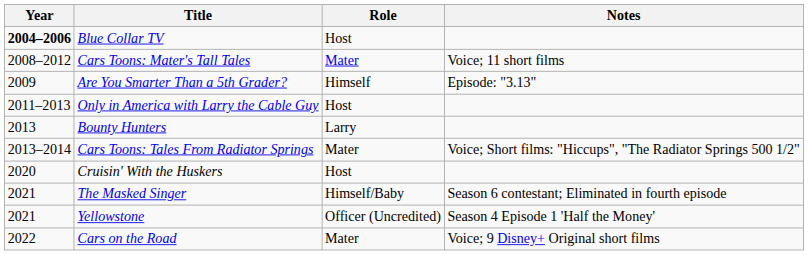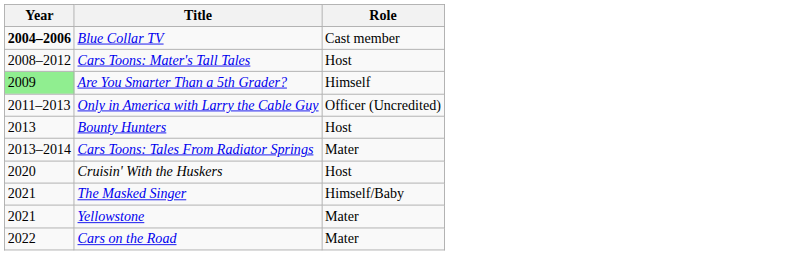- column: (624, 15)
(338, 37) Host -> (362, 37) Cast member
(342, 60) Mater -> (338, 60) Host
(22, 82) no background -> (22, 82) lightgreen background
(338, 104) Host -> (383, 104) Officer (Uncredited)
(341, 127) Larry -> (338, 127) Host
(383, 216) Officer (Uncredited) -> (342, 216) Mater
